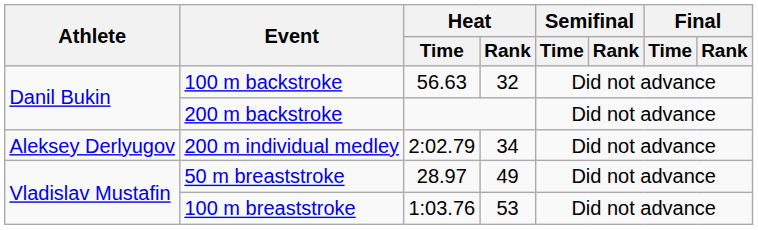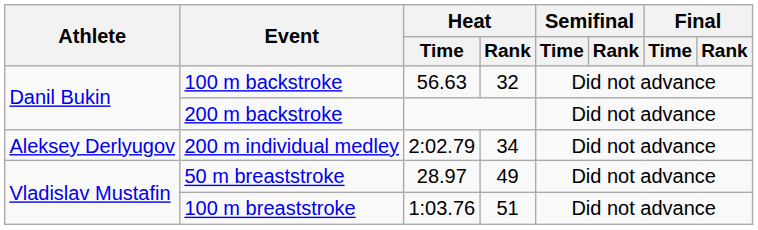(508, 209) 53 -> (508, 209) 51
